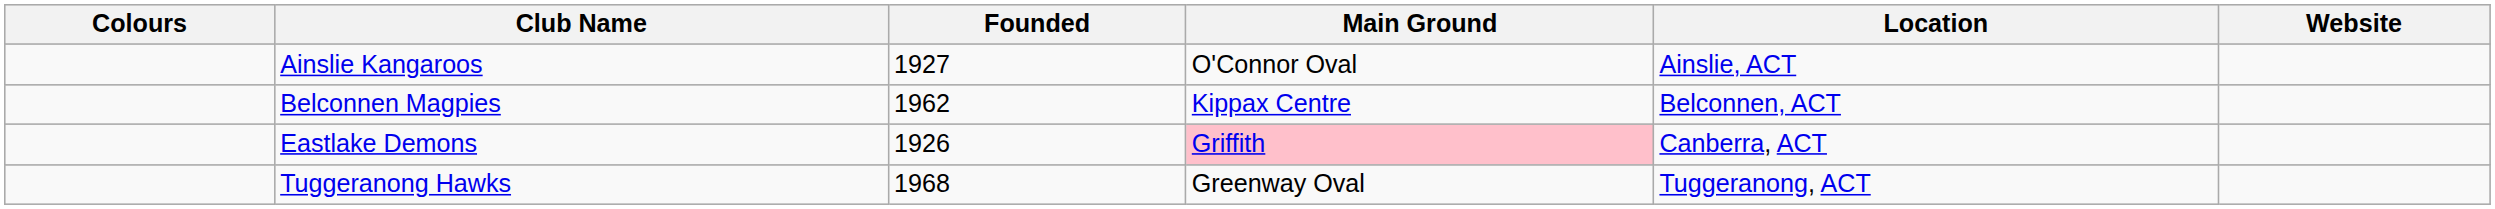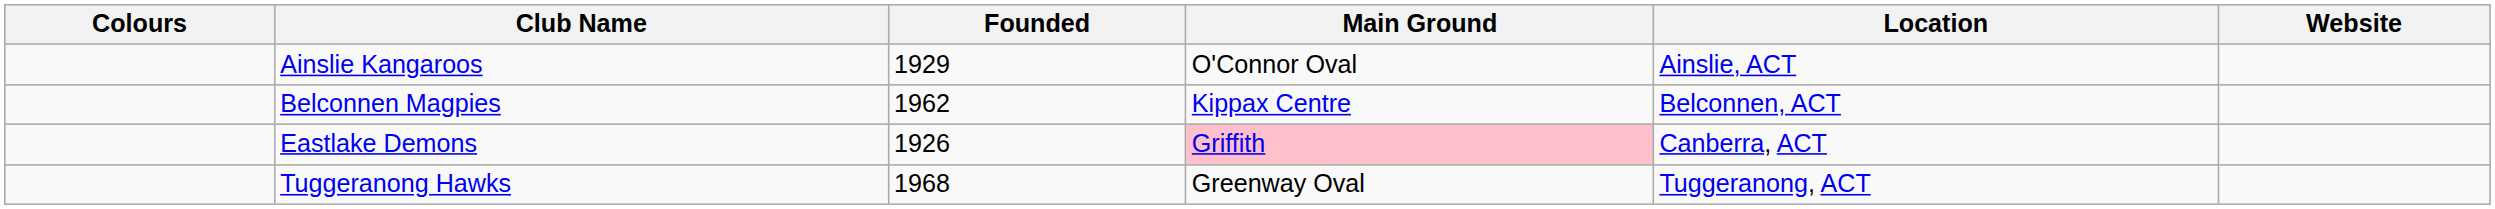(922, 64) 1927 -> (922, 64) 1929
